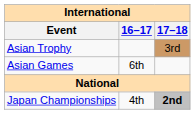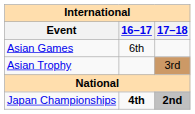rows swapped: (40, 65) <-> (39, 48)
(137, 100) normal -> (137, 100) bold
